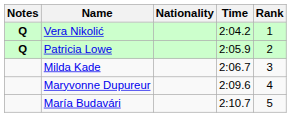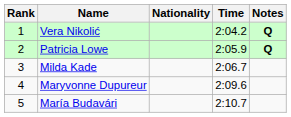columns swapped: (270, 13) <-> (23, 13)
